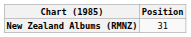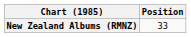(163, 26) 31 -> (163, 26) 33
